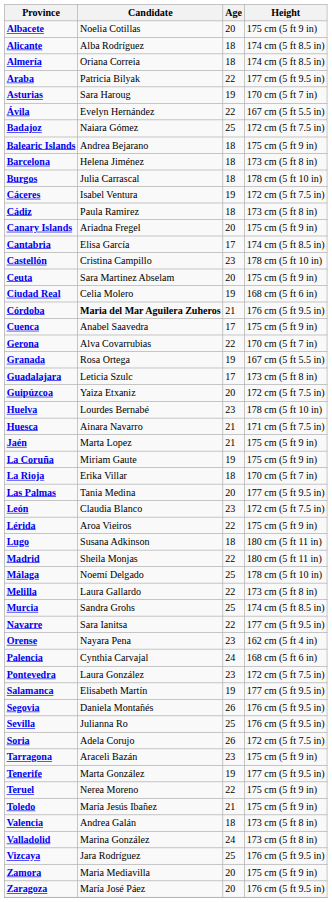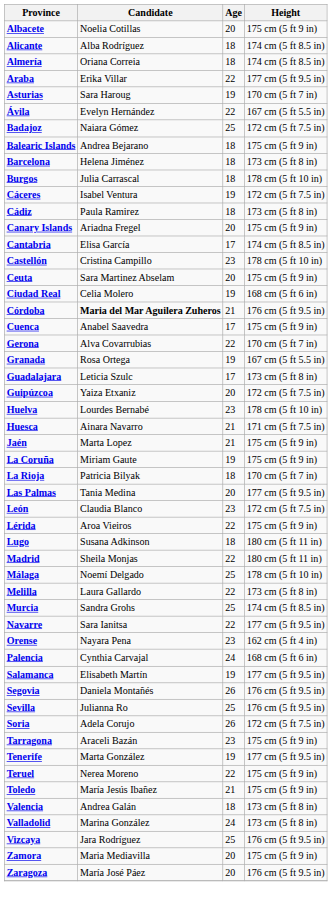(110, 79) Patricia Bilyak -> (104, 79) Erika Villar
(104, 476) Erika Villar -> (110, 476) Patricia Bilyak
- row: (31, 674)
